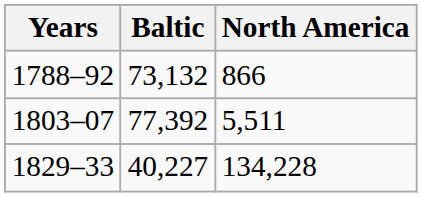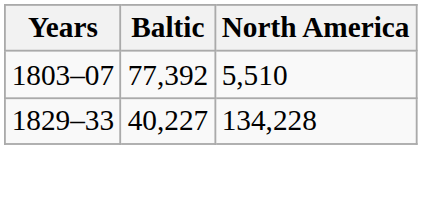- row: (63, 74)
(254, 120) 5,511 -> (255, 74) 5,510
